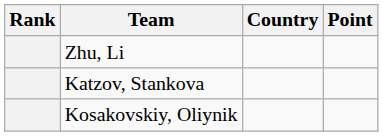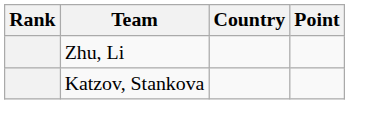- row: (151, 114)
